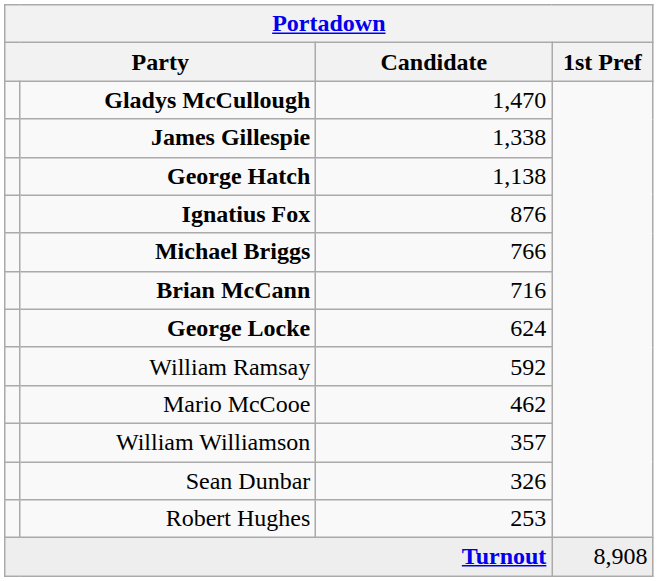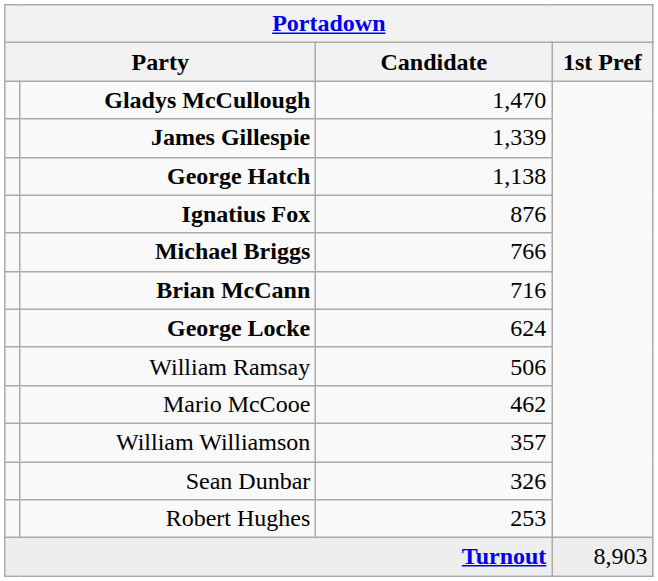(519, 137) 1,338 -> (519, 137) 1,339
(528, 366) 592 -> (528, 366) 506
(620, 556) 8,908 -> (620, 556) 8,903
